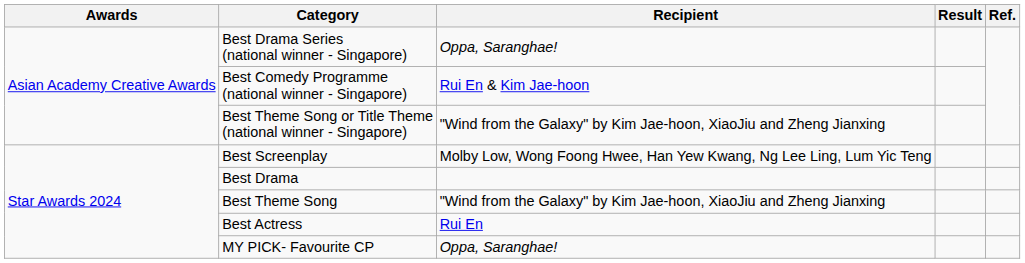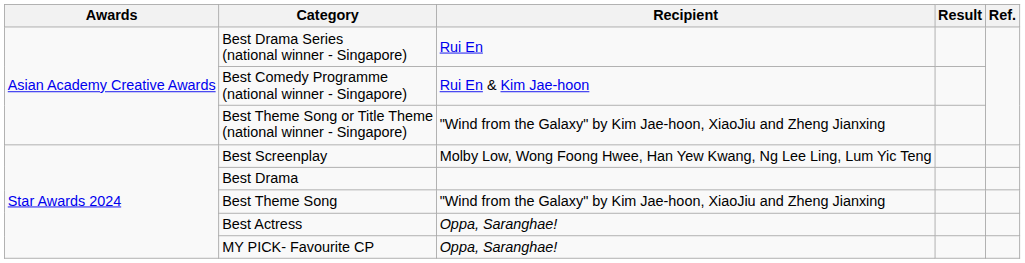(499, 46) Oppa, Saranghae! -> (461, 46) Rui En
(461, 224) Rui En -> (499, 224) Oppa, Saranghae!
